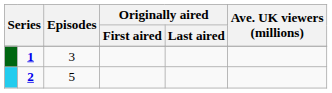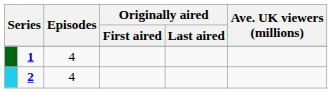(72, 56) 3 -> (72, 56) 4
(72, 77) 5 -> (72, 77) 4
